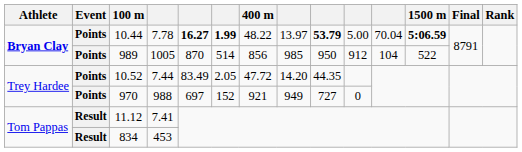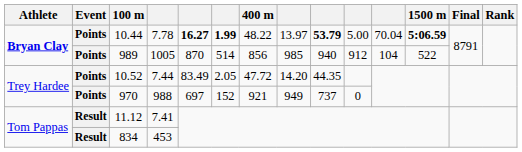(327, 55) 950 -> (327, 55) 940
(327, 96) 727 -> (327, 96) 737
